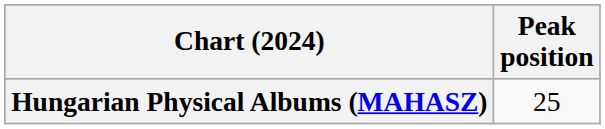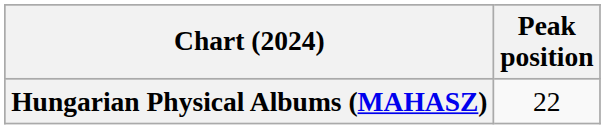(547, 100) 25 -> (547, 100) 22
